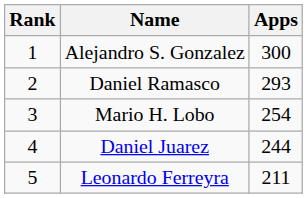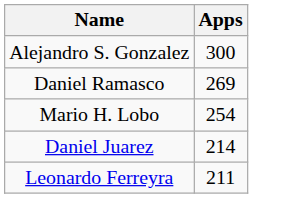- column: (32, 20)
(276, 83) 293 -> (221, 83) 269
(276, 146) 244 -> (221, 146) 214
